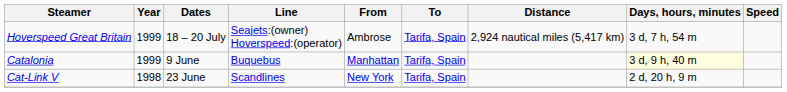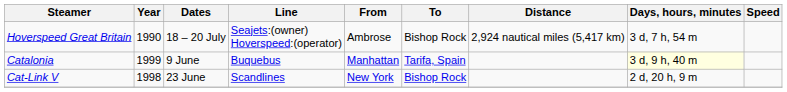(149, 36) 1999 -> (149, 36) 1990
(435, 36) Tarifa, Spain -> (435, 36) Bishop Rock
(435, 78) Tarifa, Spain -> (435, 78) Bishop Rock
